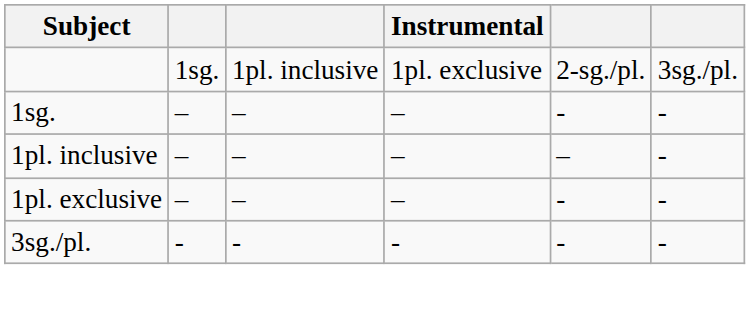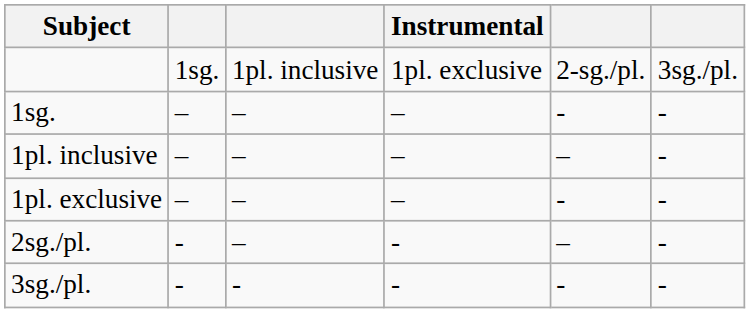+ row: (51, 241)
